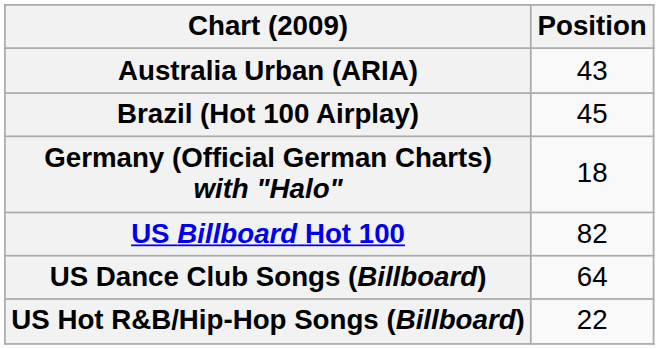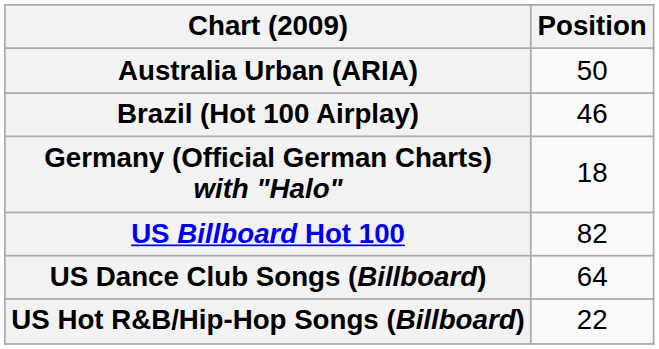(592, 70) 43 -> (592, 70) 50
(592, 114) 45 -> (592, 114) 46
